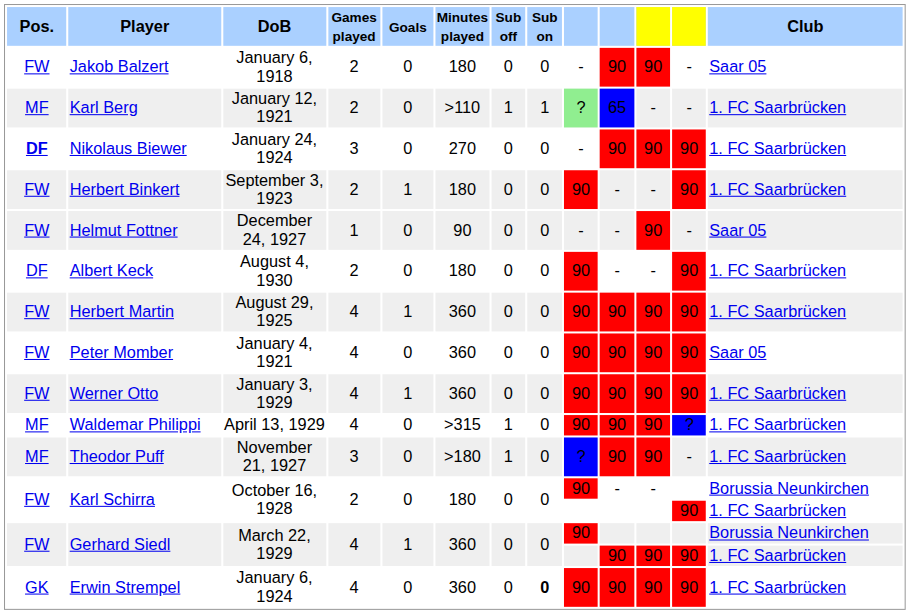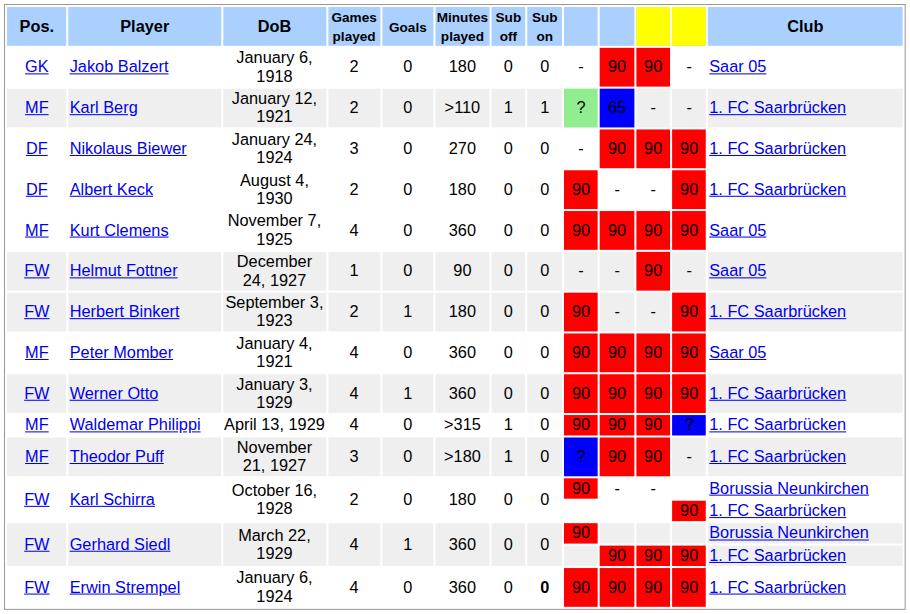(37, 67) FW -> (37, 67) GK
(37, 148) bold -> (37, 148) normal
rows swapped: (125, 189) <-> (111, 271)
+ row: (119, 230)
- row: (122, 312)
(37, 352) FW -> (37, 352) MF
(37, 587) GK -> (37, 587) FW
